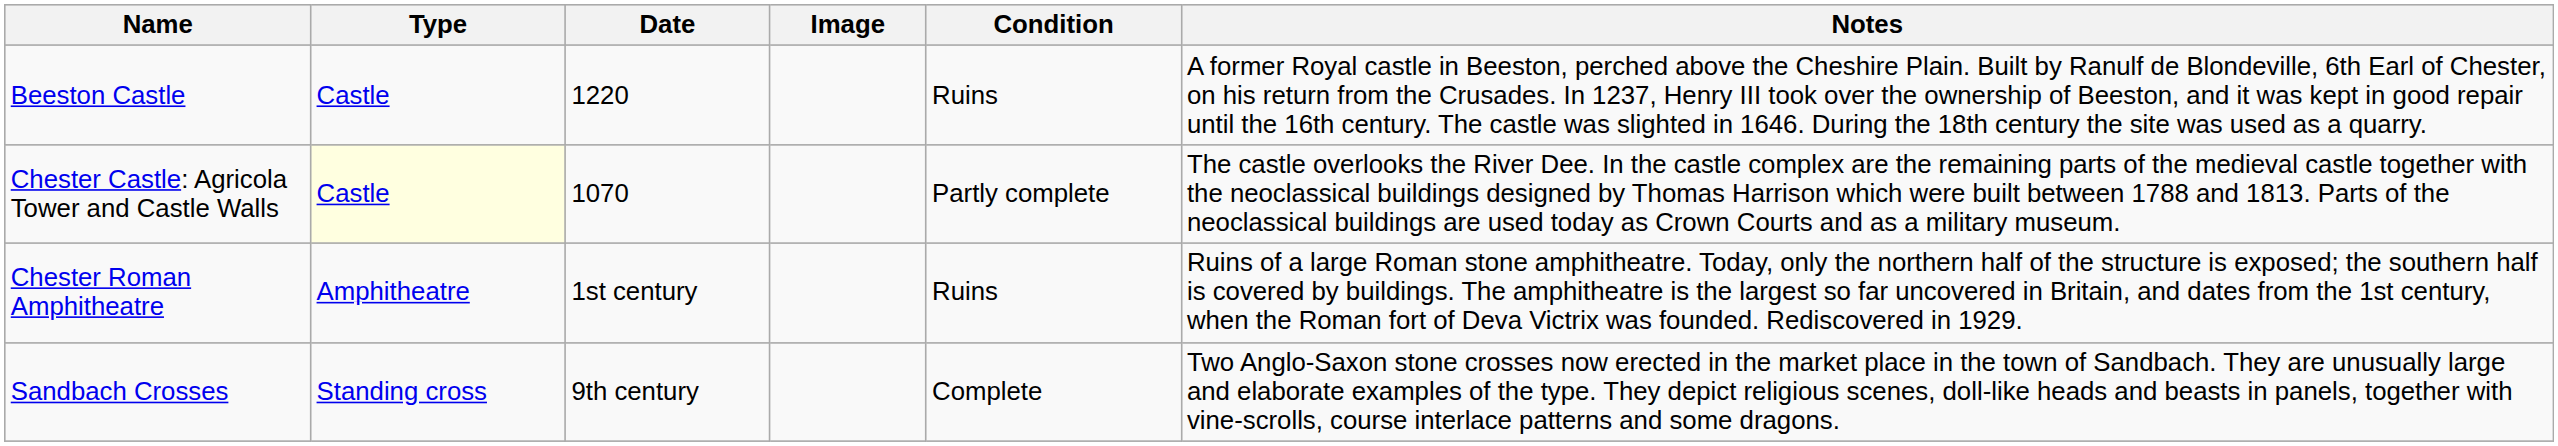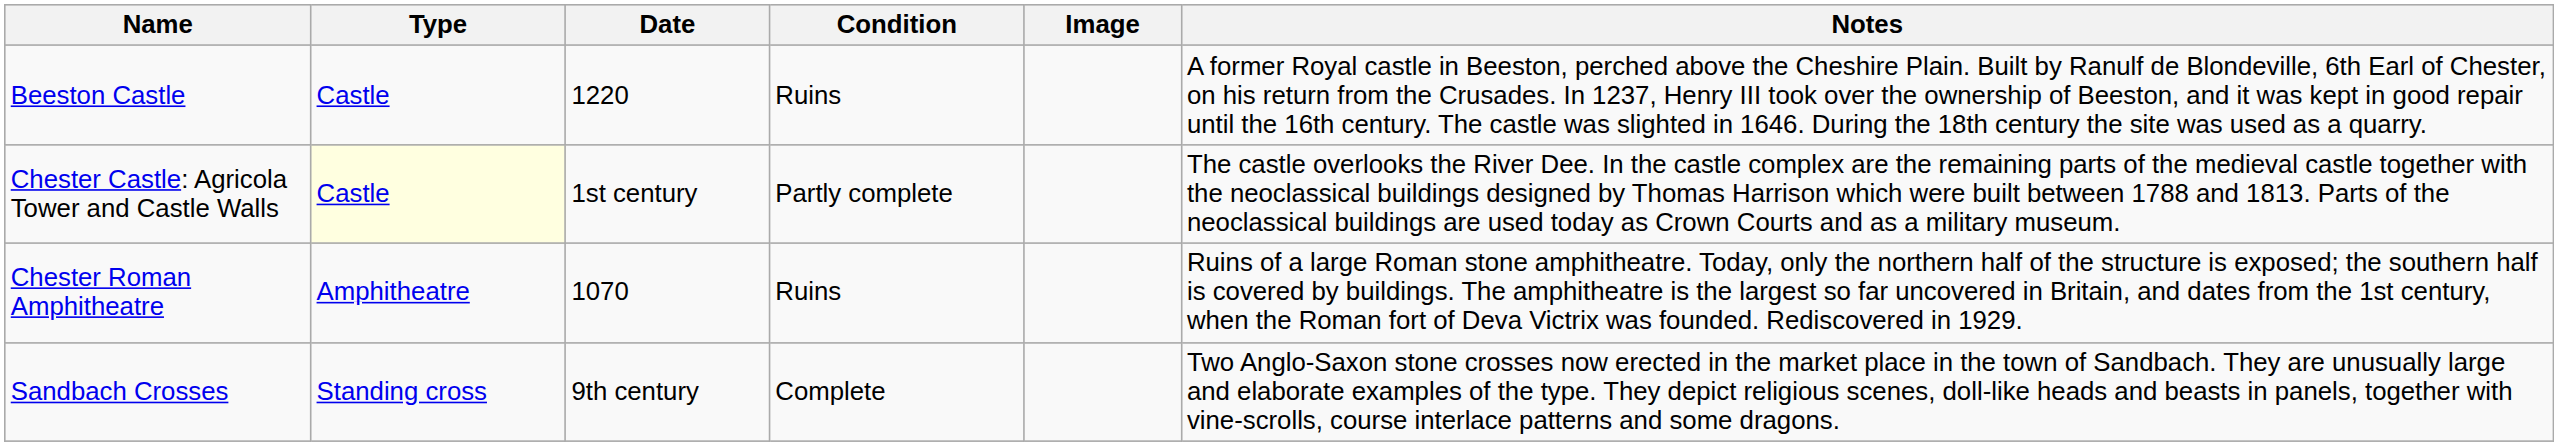columns swapped: (1054, 24) <-> (848, 24)
(600, 193) 1070 -> (634, 193) 1st century
(634, 292) 1st century -> (600, 292) 1070
